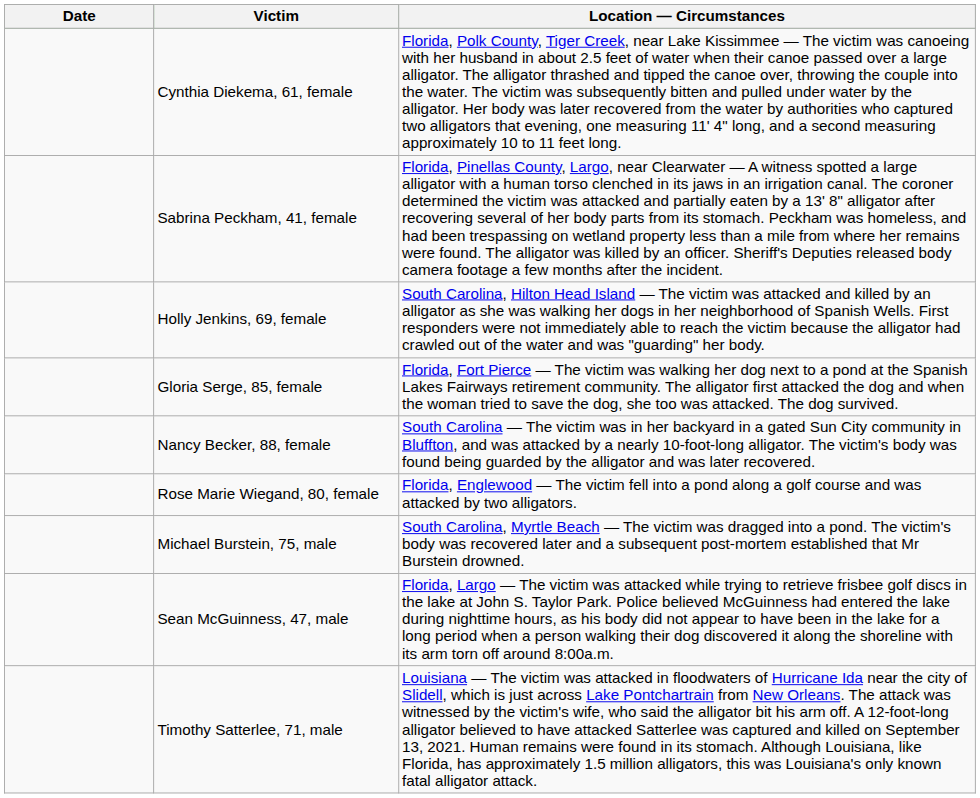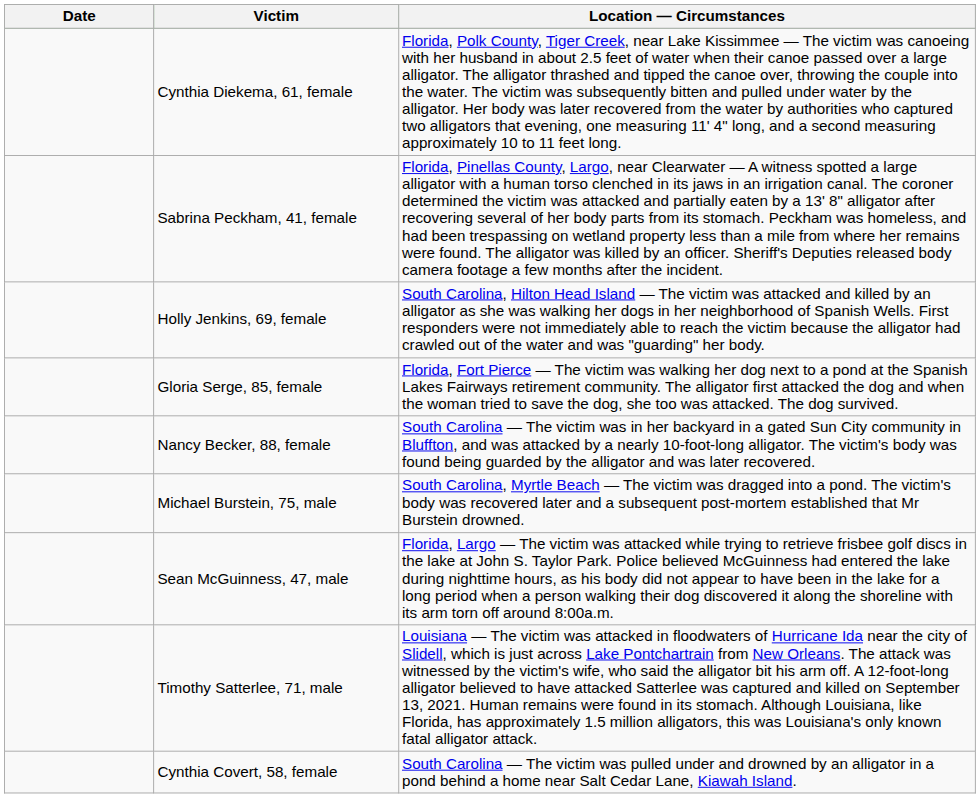- row: (268, 494)
+ row: (247, 772)
